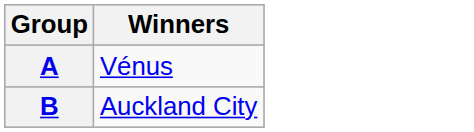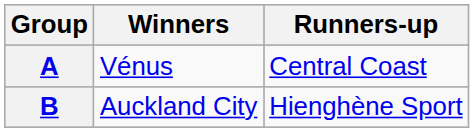+ column: (366, 24)
